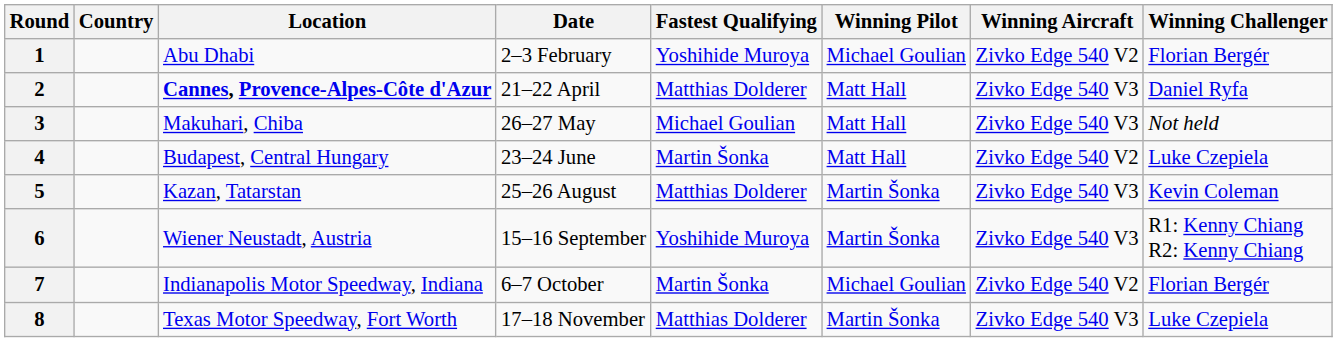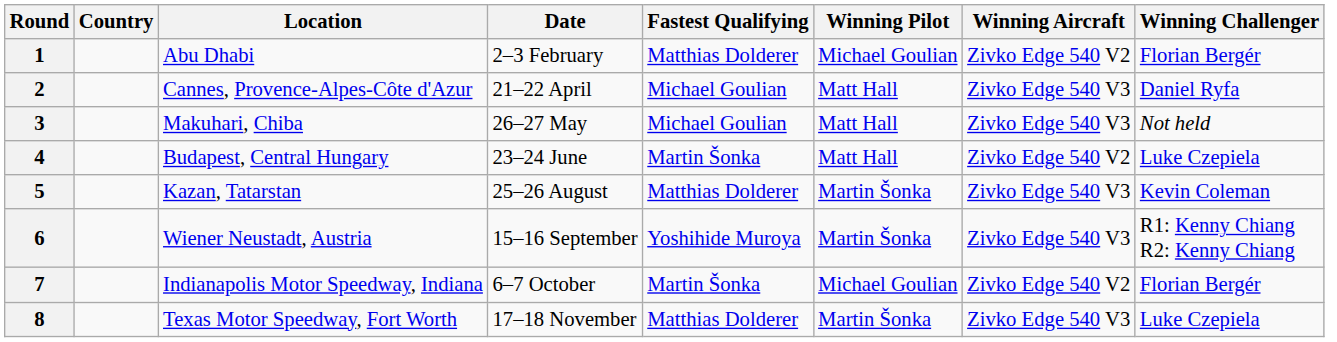(732, 55) Yoshihide Muroya -> (723, 55) Matthias Dolderer
(327, 89) bold -> (318, 89) normal
(731, 89) Matthias Dolderer -> (717, 89) Michael Goulian
